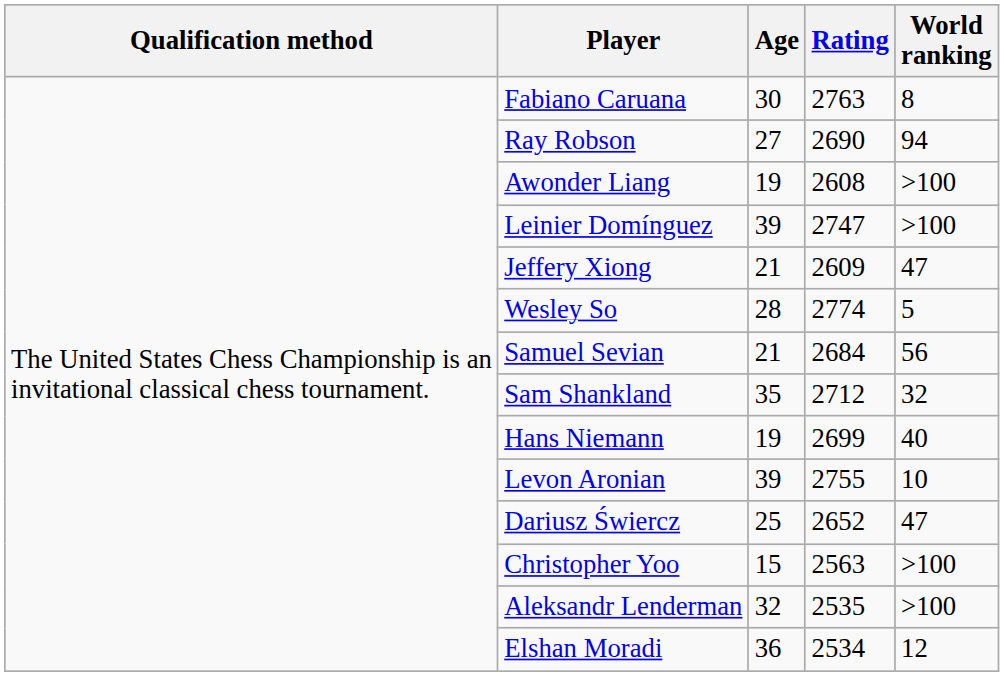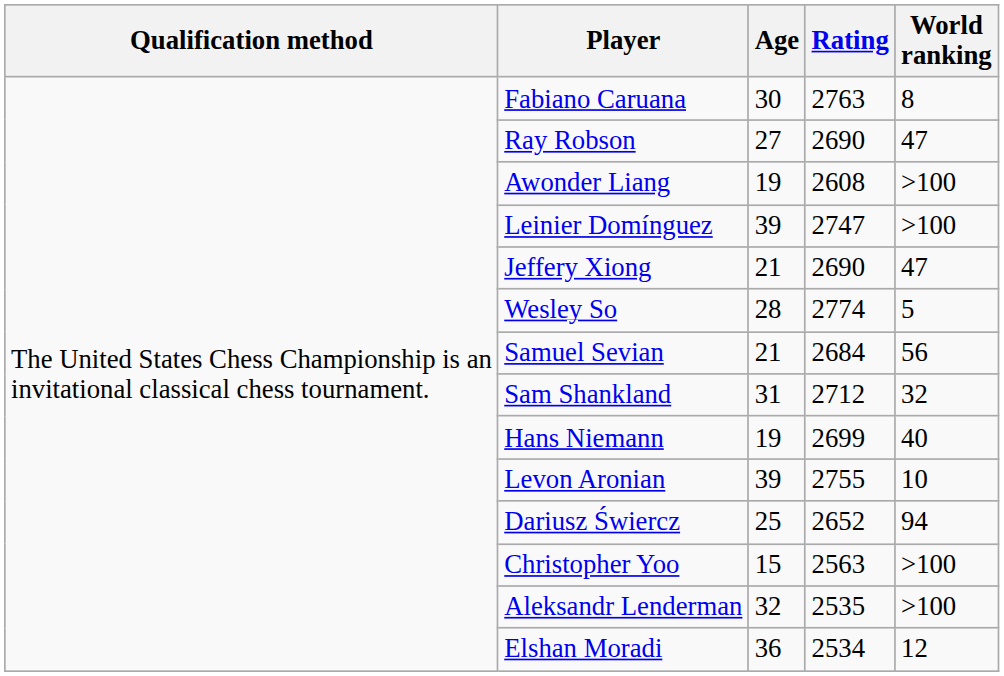(914, 140) 94 -> (914, 140) 47
(838, 267) 2609 -> (838, 267) 2690
(768, 394) 35 -> (768, 394) 31
(914, 521) 47 -> (914, 521) 94
